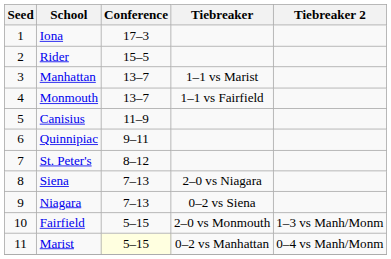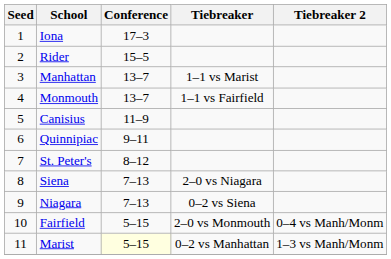(330, 222) 1–3 vs Manh/Monm -> (330, 222) 0–4 vs Manh/Monm
(330, 243) 0–4 vs Manh/Monm -> (330, 243) 1–3 vs Manh/Monm
